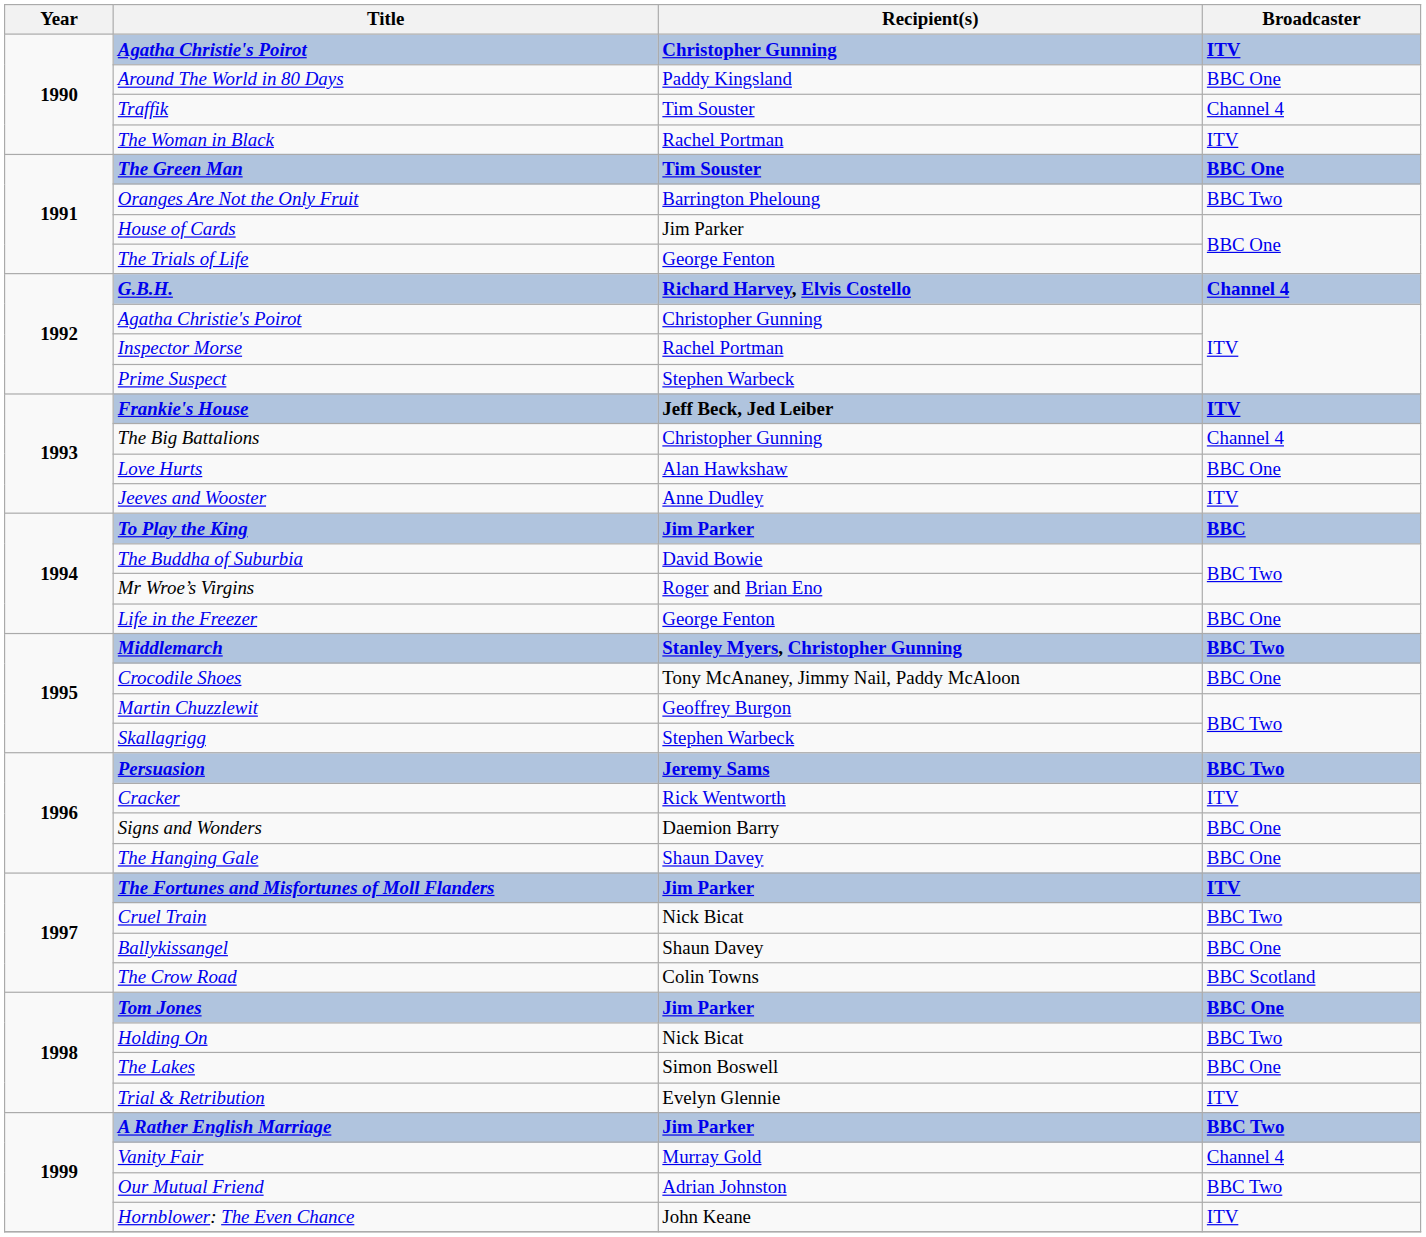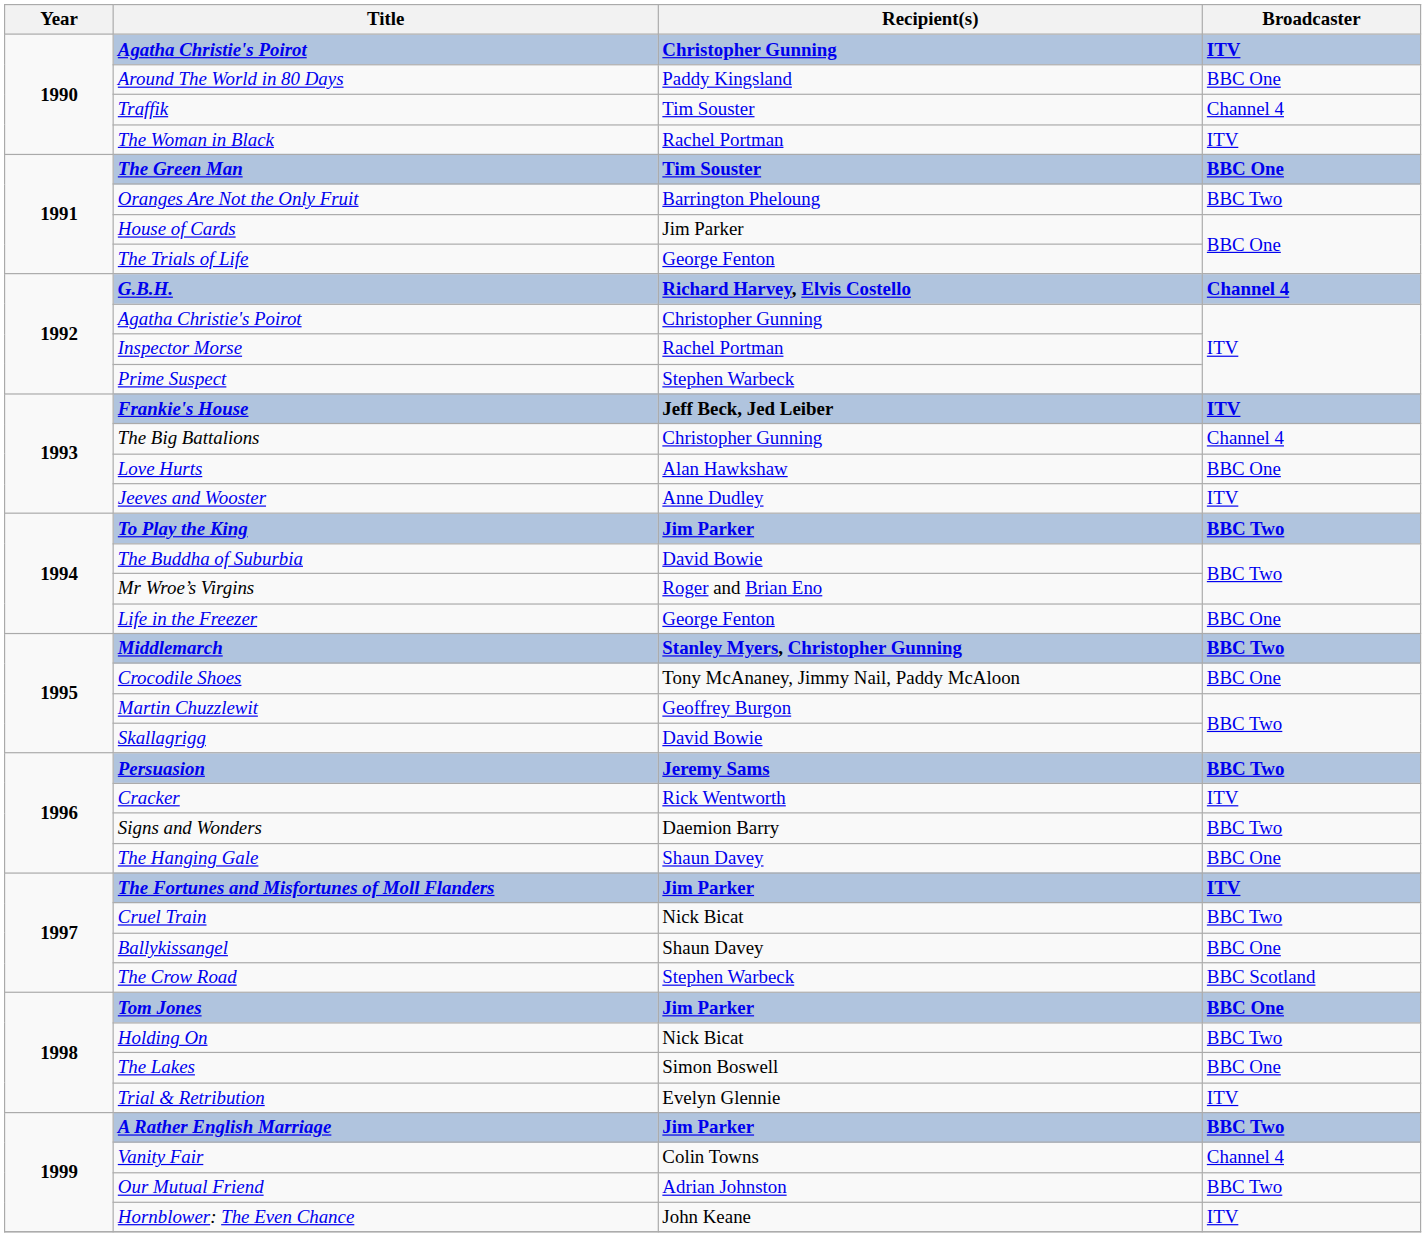(1226, 528) BBC -> (1246, 528) BBC Two
(728, 738) Stephen Warbeck -> (712, 738) David Bowie
(1244, 827) BBC One -> (1245, 827) BBC Two
(711, 977) Colin Towns -> (728, 977) Stephen Warbeck
(712, 1157) Murray Gold -> (711, 1157) Colin Towns
